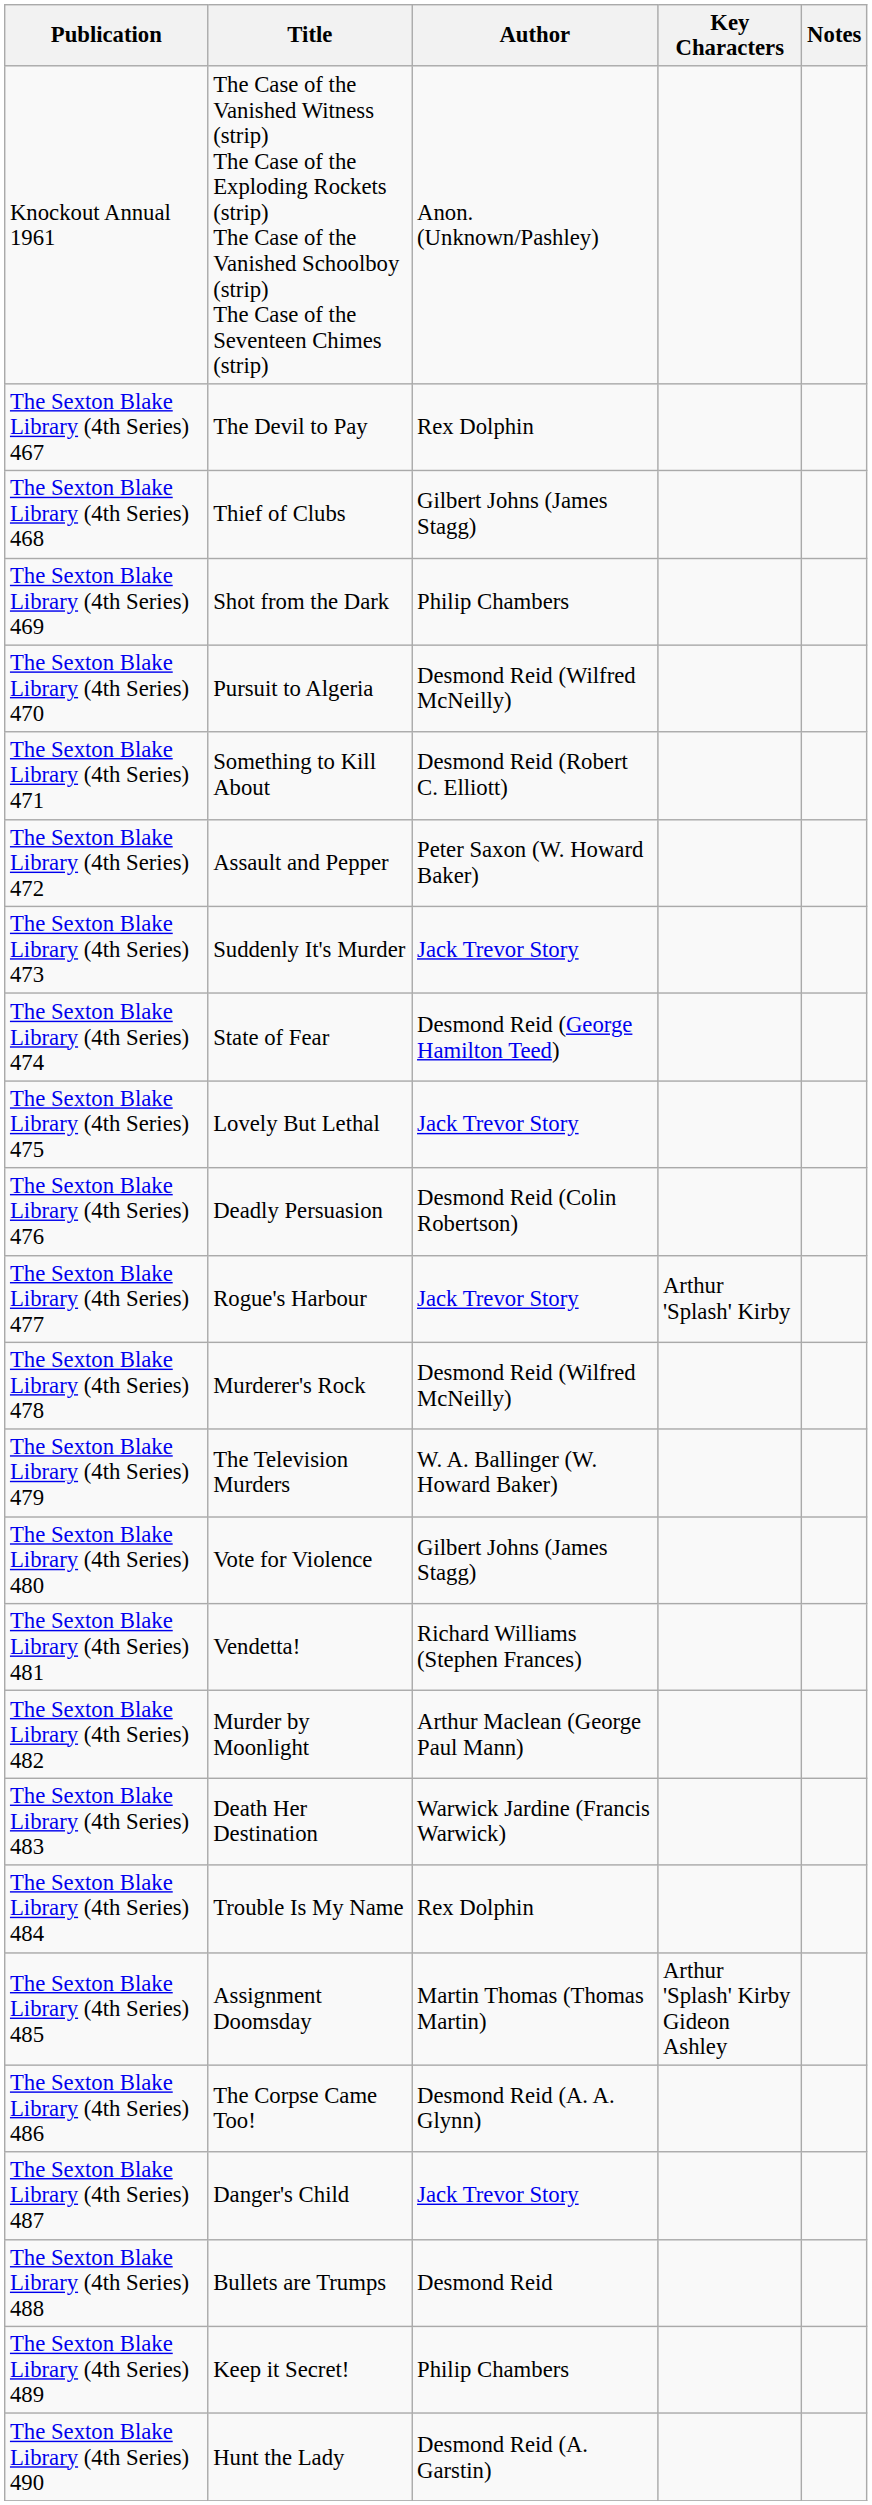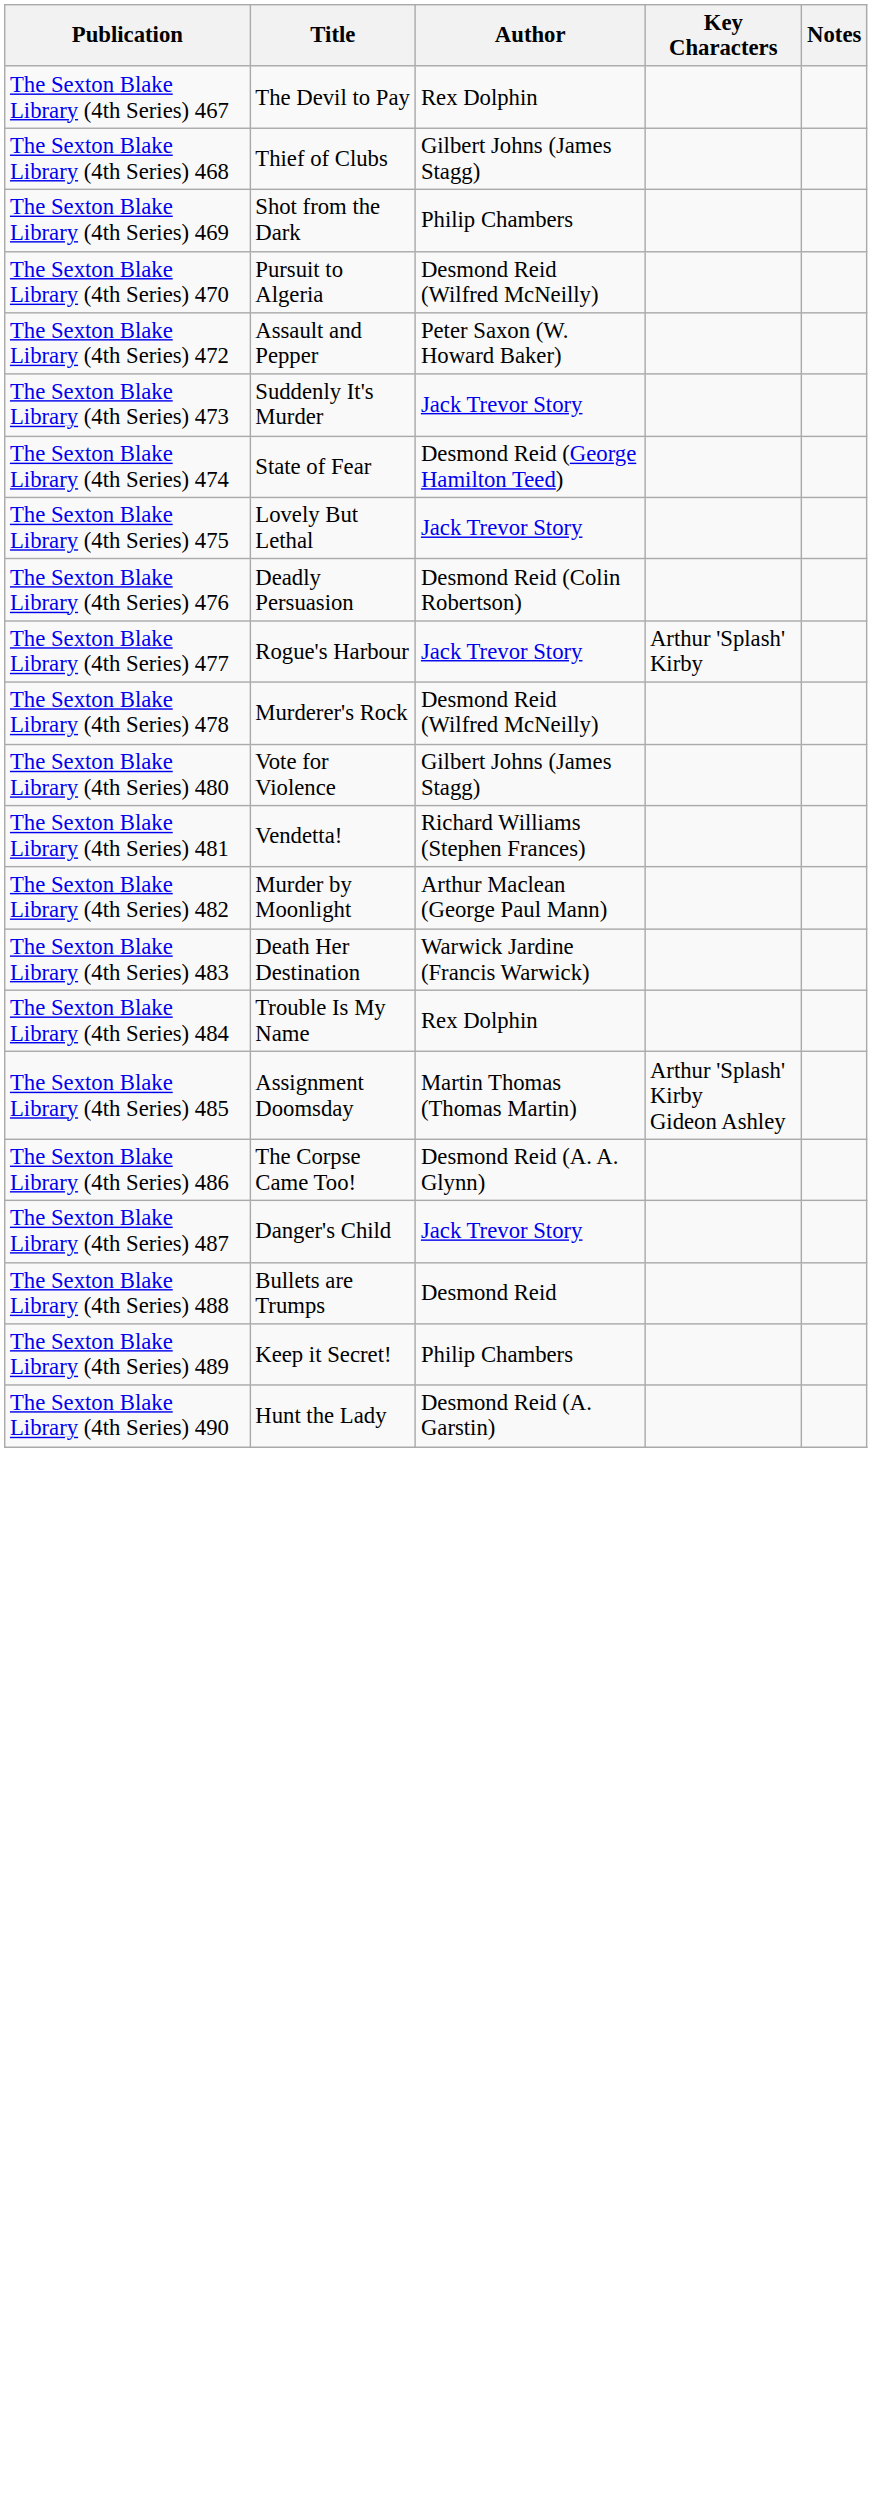- row: (90, 224)
- row: (100, 775)
- row: (100, 1472)
